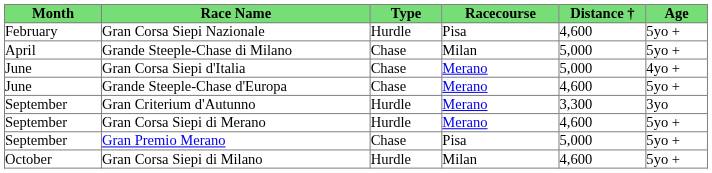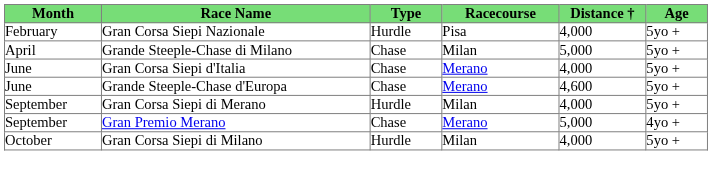(576, 31) 4,600 -> (576, 31) 4,000
(576, 68) 5,000 -> (576, 68) 4,000
(663, 68) 4yo + -> (663, 68) 5yo +
- row: (179, 104)
(465, 122) Merano -> (460, 104) Milan
(576, 122) 4,600 -> (576, 104) 4,000
(454, 140) Pisa -> (465, 122) Merano
(663, 140) 5yo + -> (663, 122) 4yo +
(576, 159) 4,600 -> (576, 140) 4,000
